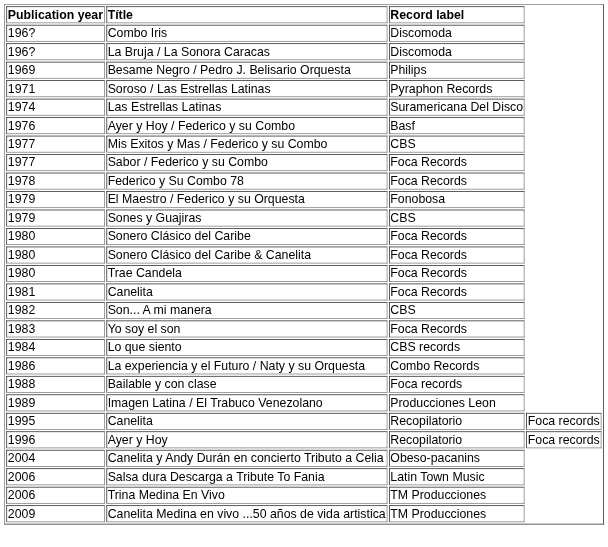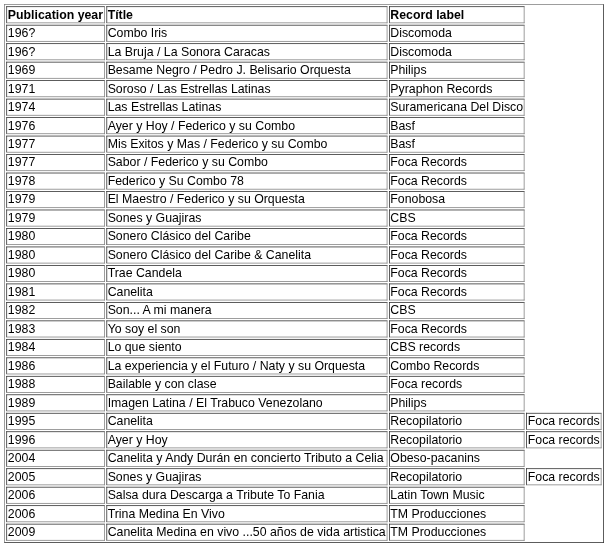(403, 144) CBS -> (403, 144) Basf
(443, 402) Producciones Leon -> (408, 402) Philips
+ row: (22, 476)
